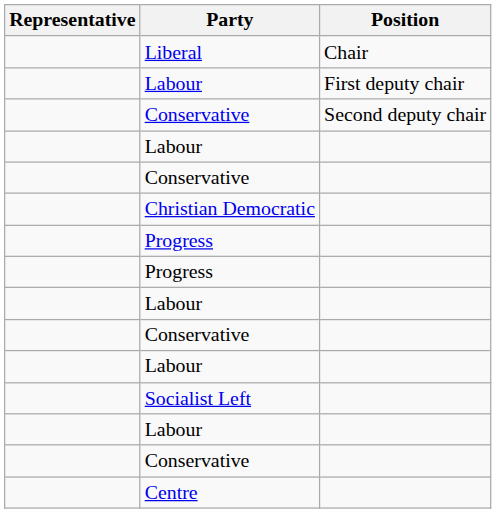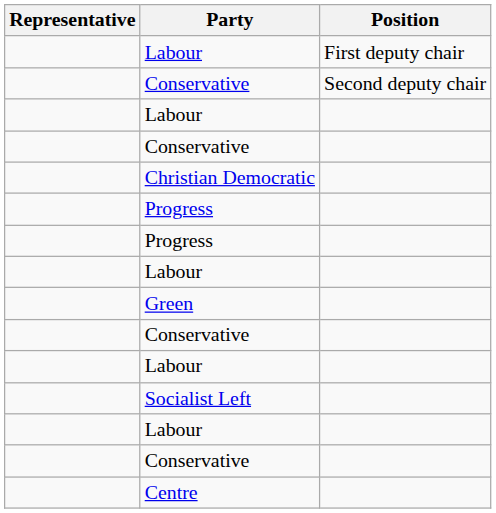- row: (173, 51)
+ row: (169, 303)
